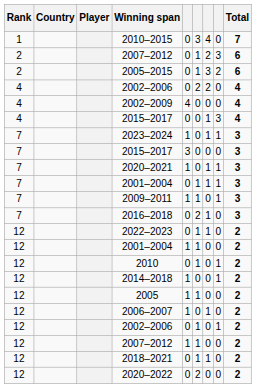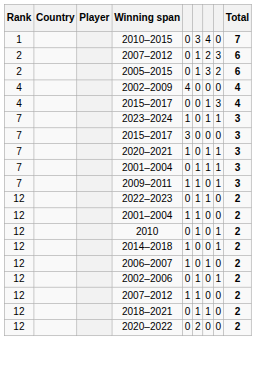- row: (19, 87)
- row: (19, 215)
- row: (19, 295)
